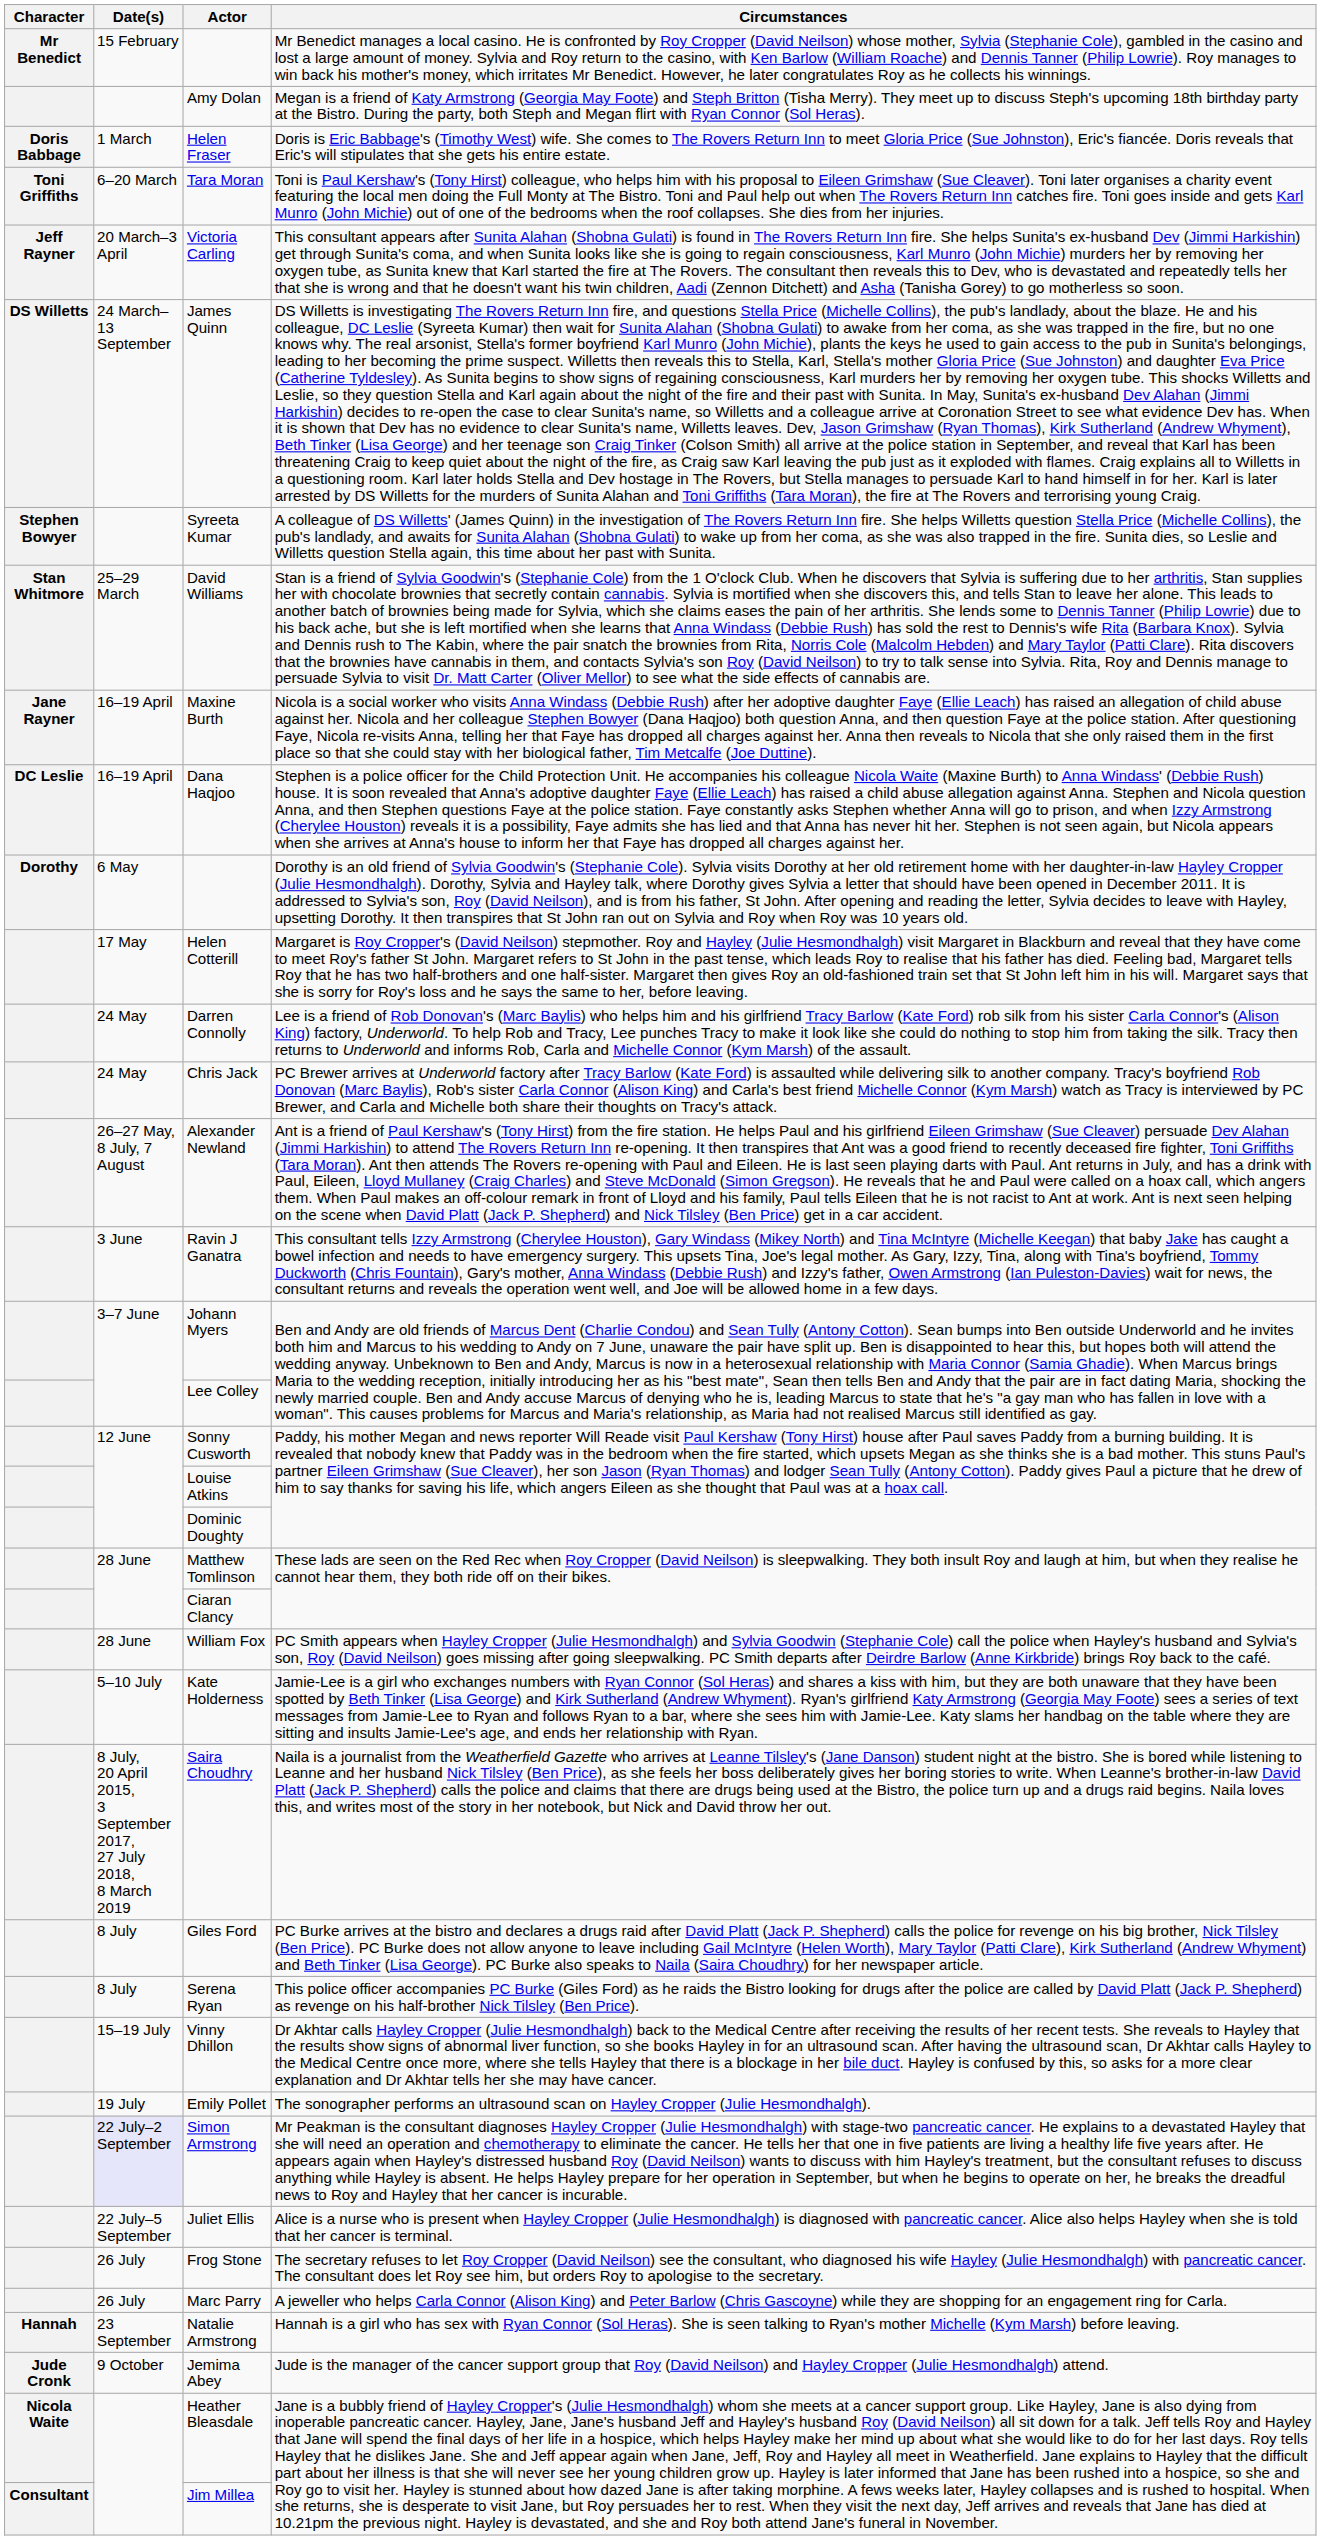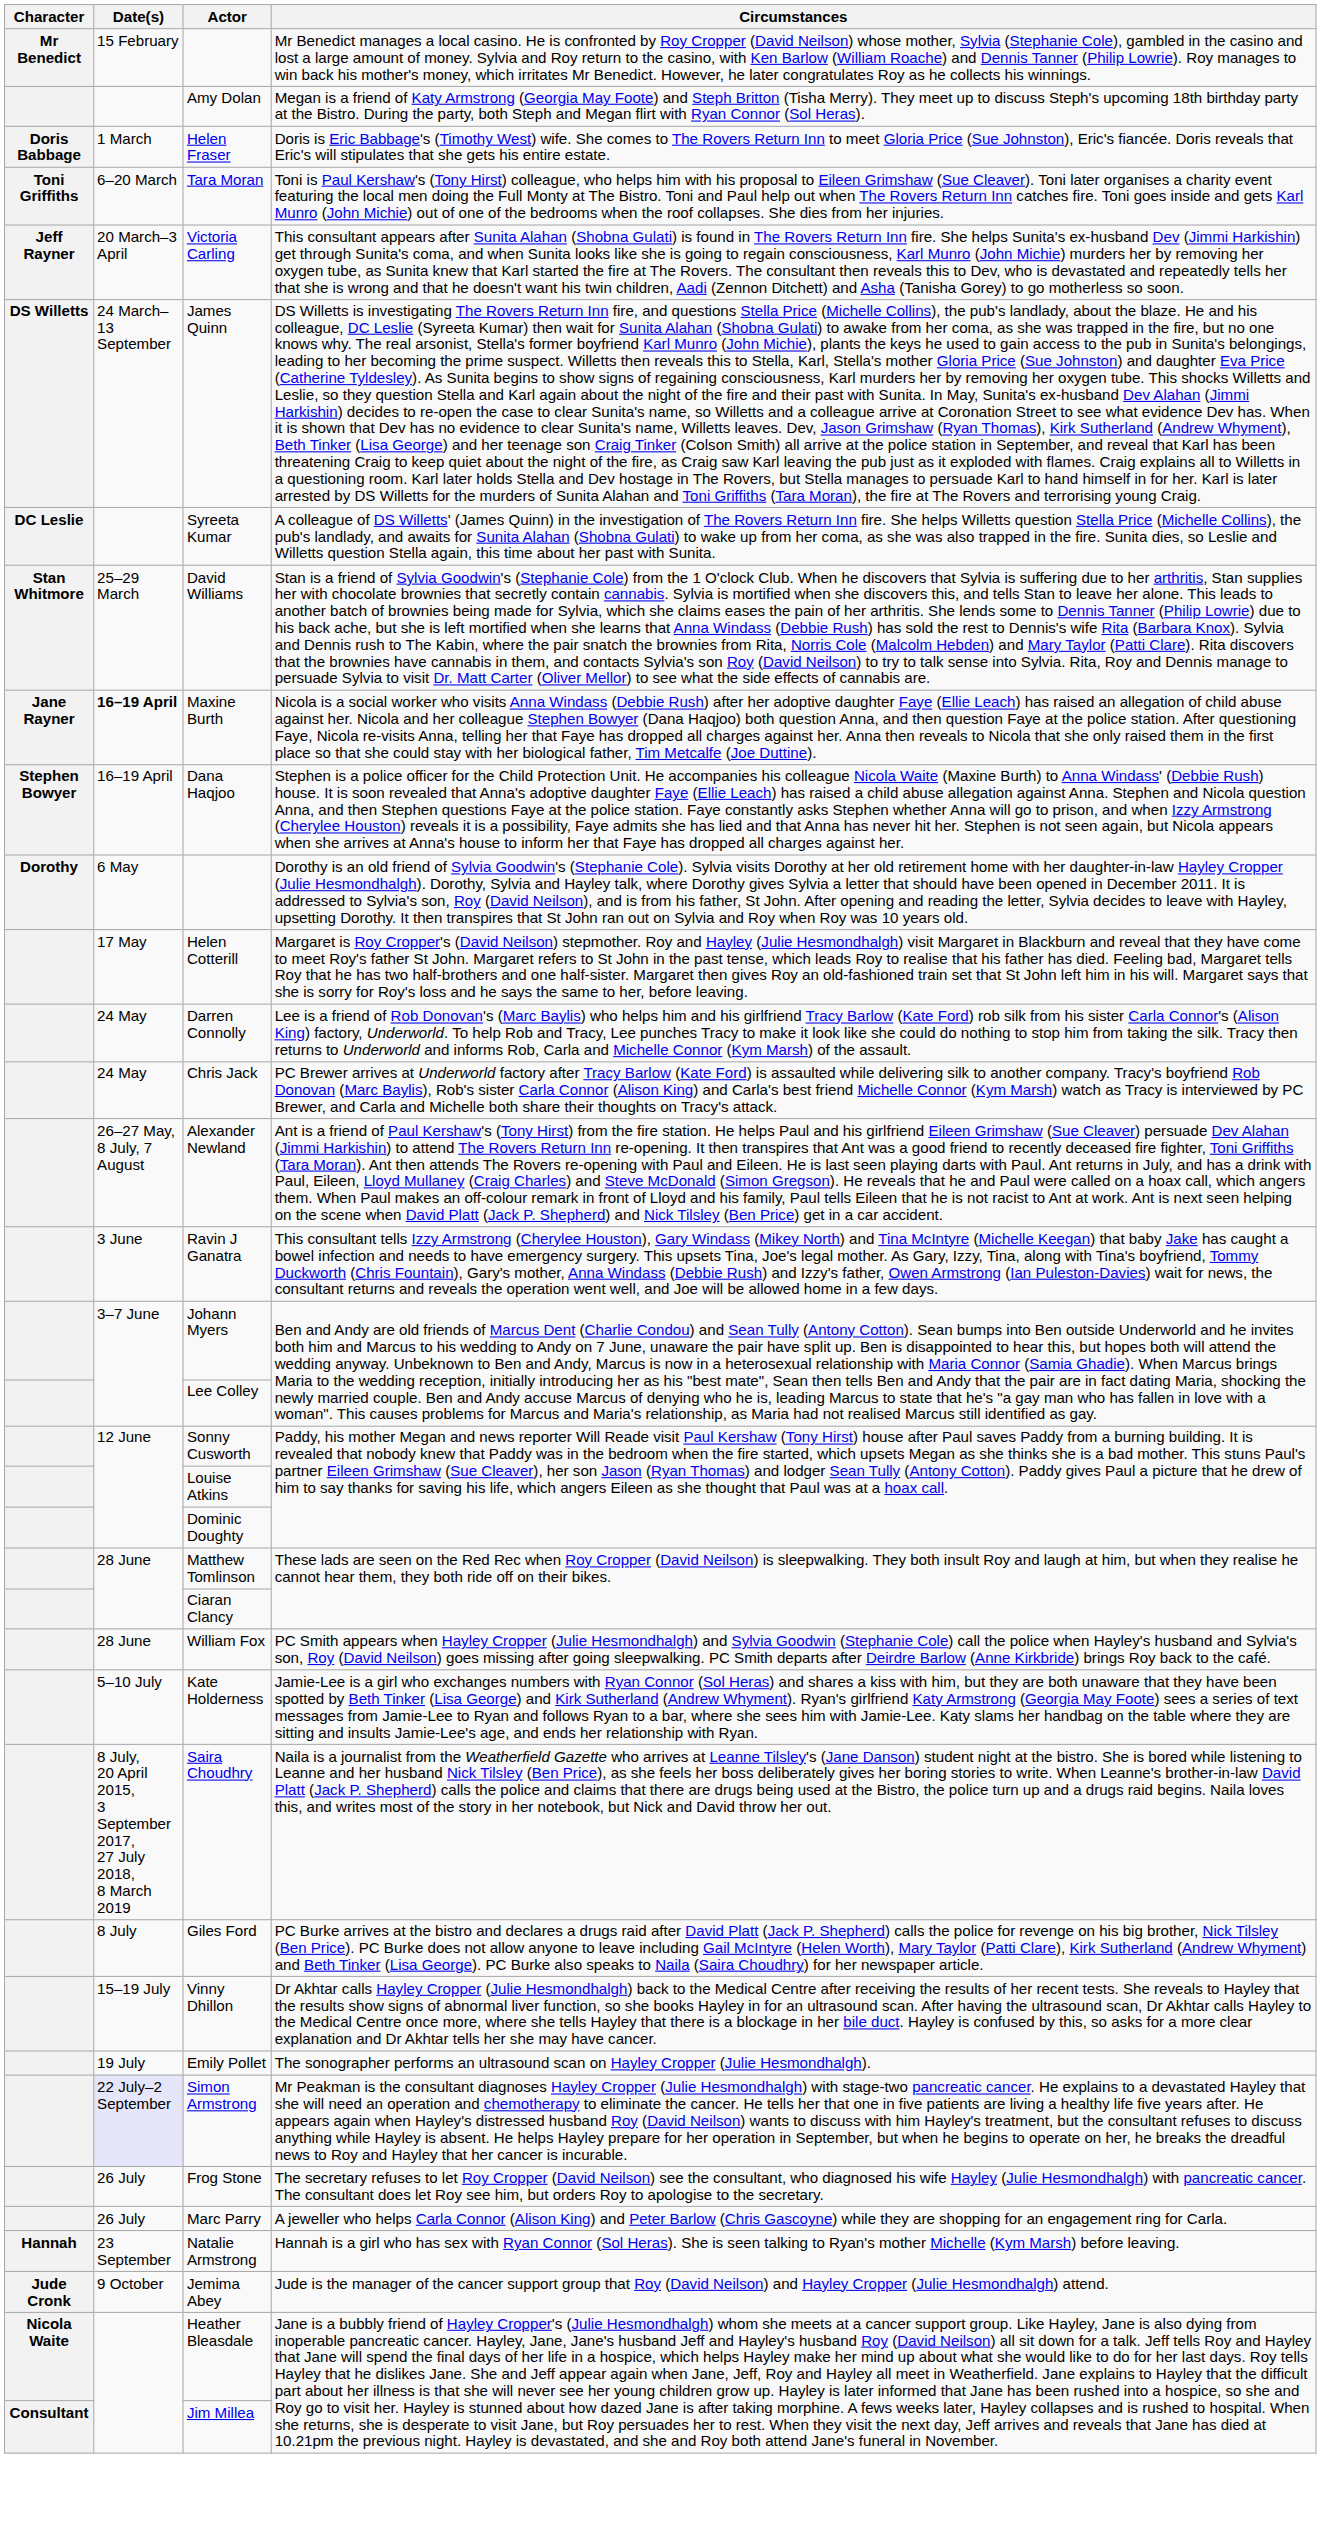(49, 528) Stephen Bowyer -> (49, 520) DC Leslie
(135, 702) normal -> (137, 702) bold
(49, 777) DC Leslie -> (49, 785) Stephen Bowyer
- row: (211, 1997)
- row: (221, 2219)
